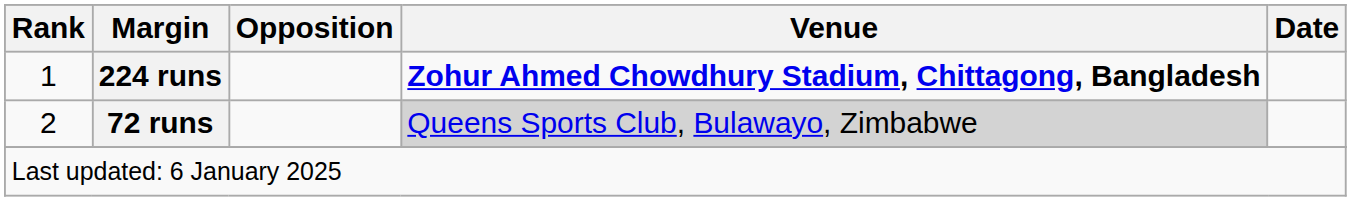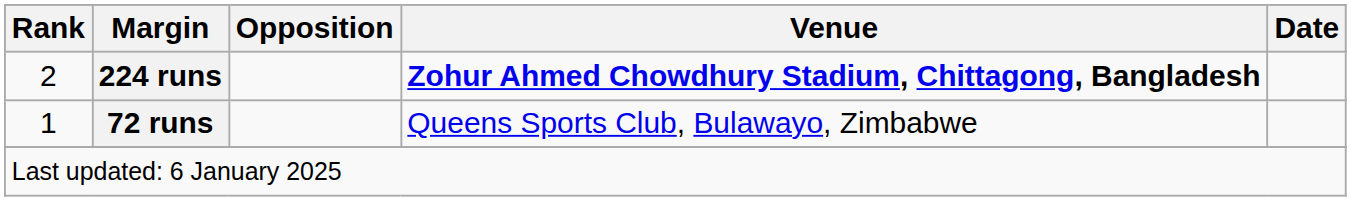(48, 75) 1 -> (48, 75) 2
(48, 123) 2 -> (48, 123) 1
(693, 123) lightgrey background -> (693, 123) no background
